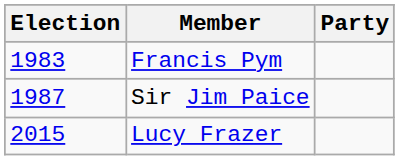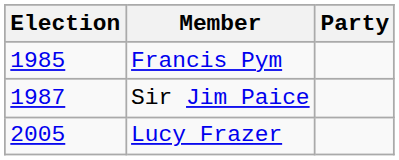(38, 61) 1983 -> (38, 61) 1985
(38, 135) 2015 -> (38, 135) 2005
